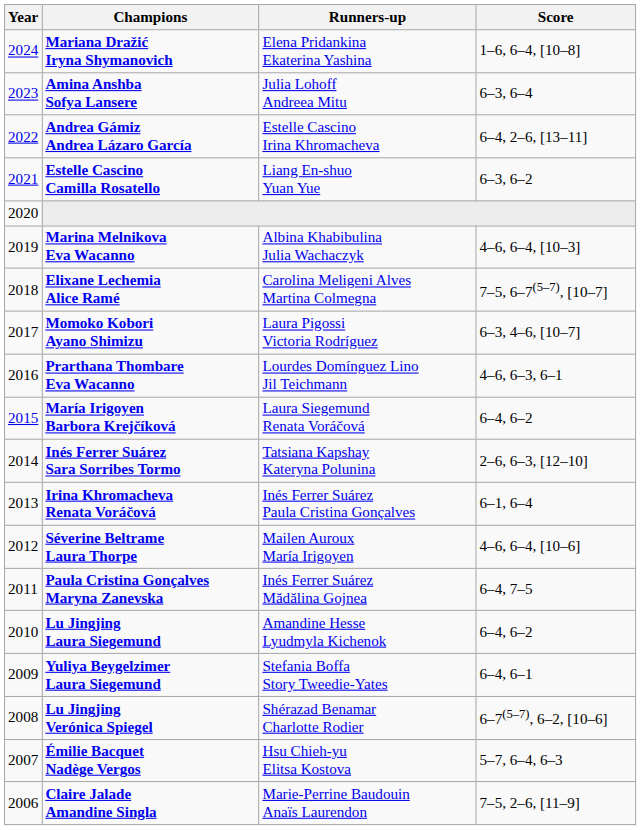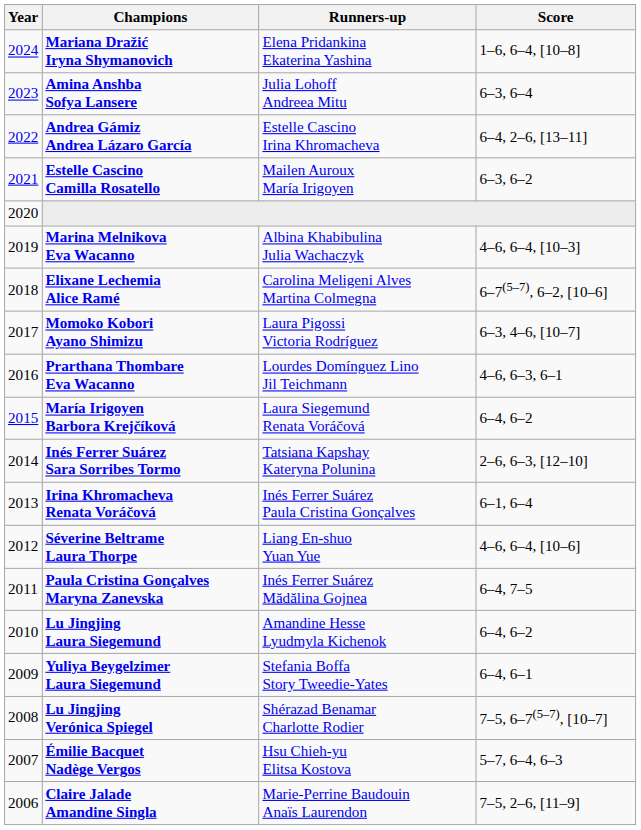(307, 179) Liang En-shuo Yuan Yue -> (308, 179) Mailen Auroux María Irigoyen
(544, 290) 7–5, 6–7(5–7), [10–7] -> (544, 290) 6–7(5–7), 6–2, [10–6]
(308, 546) Mailen Auroux María Irigoyen -> (307, 546) Liang En-shuo Yuan Yue
(544, 717) 6–7(5–7), 6–2, [10–6] -> (544, 717) 7–5, 6–7(5–7), [10–7]
